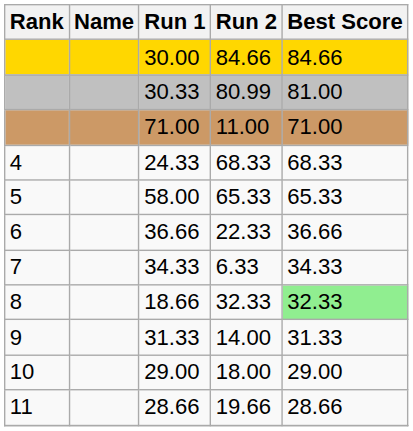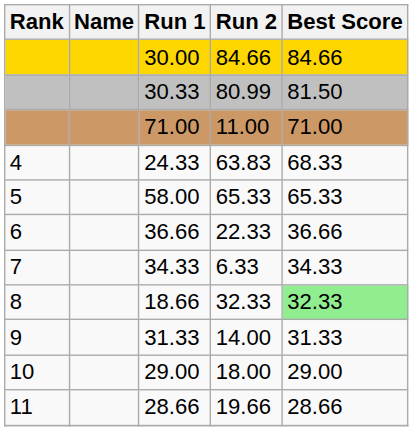(315, 92) 81.00 -> (315, 92) 81.50
(243, 162) 68.33 -> (243, 162) 63.83
